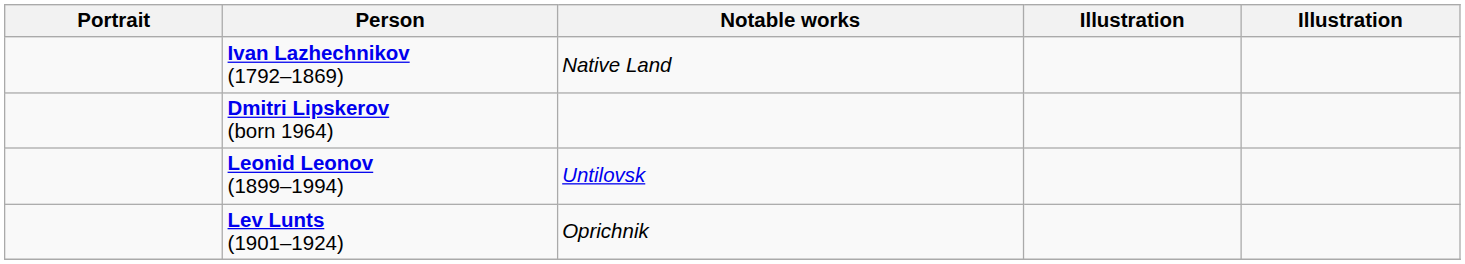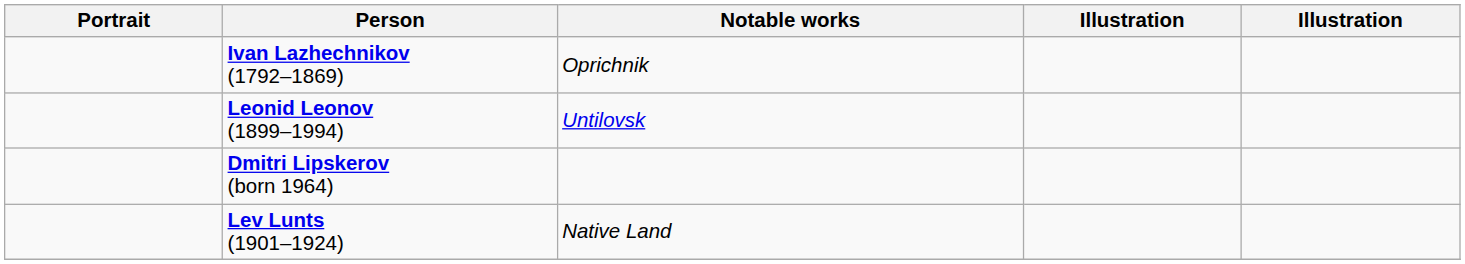(617, 64) Native Land -> (605, 64) Oprichnik
rows swapped: (300, 175) <-> (308, 120)
(605, 231) Oprichnik -> (617, 231) Native Land
